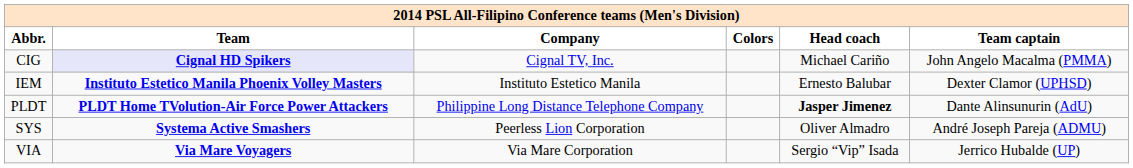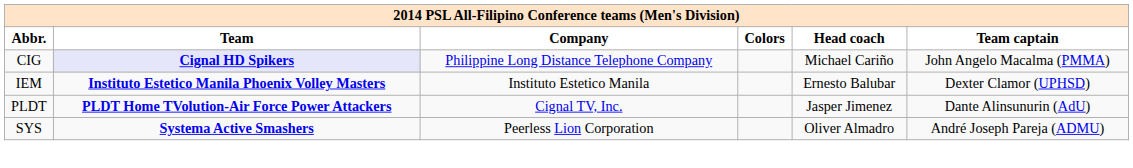(570, 60) Cignal TV, Inc. -> (579, 60) Philippine Long Distance Telephone Company
(570, 106) Philippine Long Distance Telephone Company -> (579, 106) Cignal TV, Inc.
(845, 106) bold -> (849, 106) normal
- row: (29, 151)
